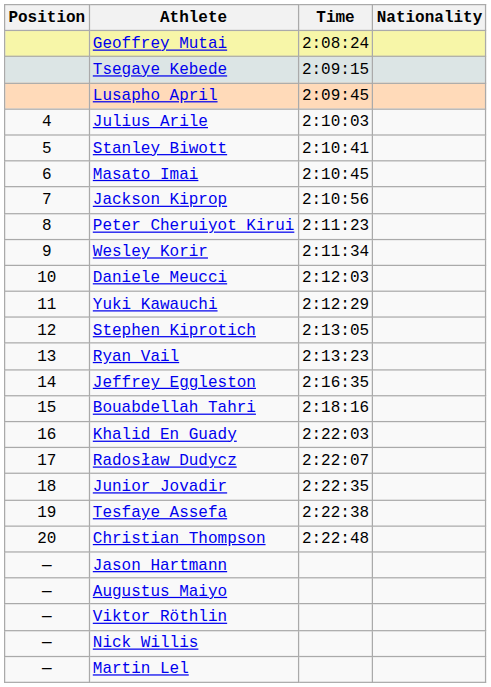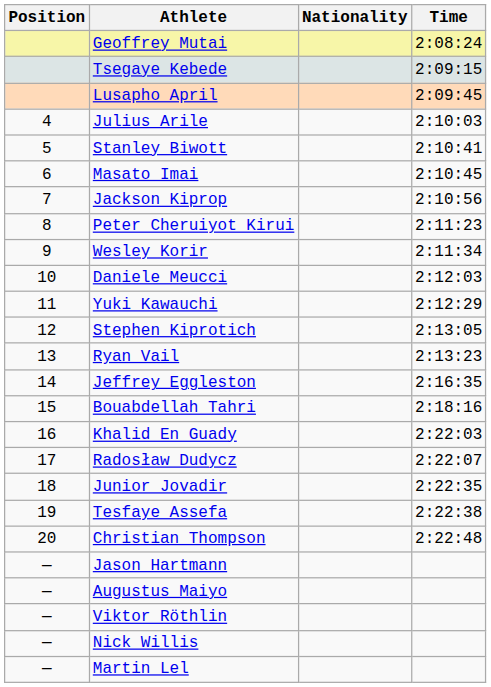columns swapped: (429, 18) <-> (336, 18)
